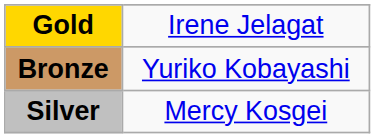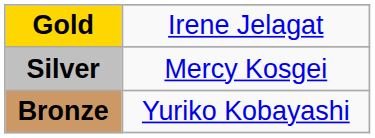rows swapped: (63, 111) <-> (63, 68)
